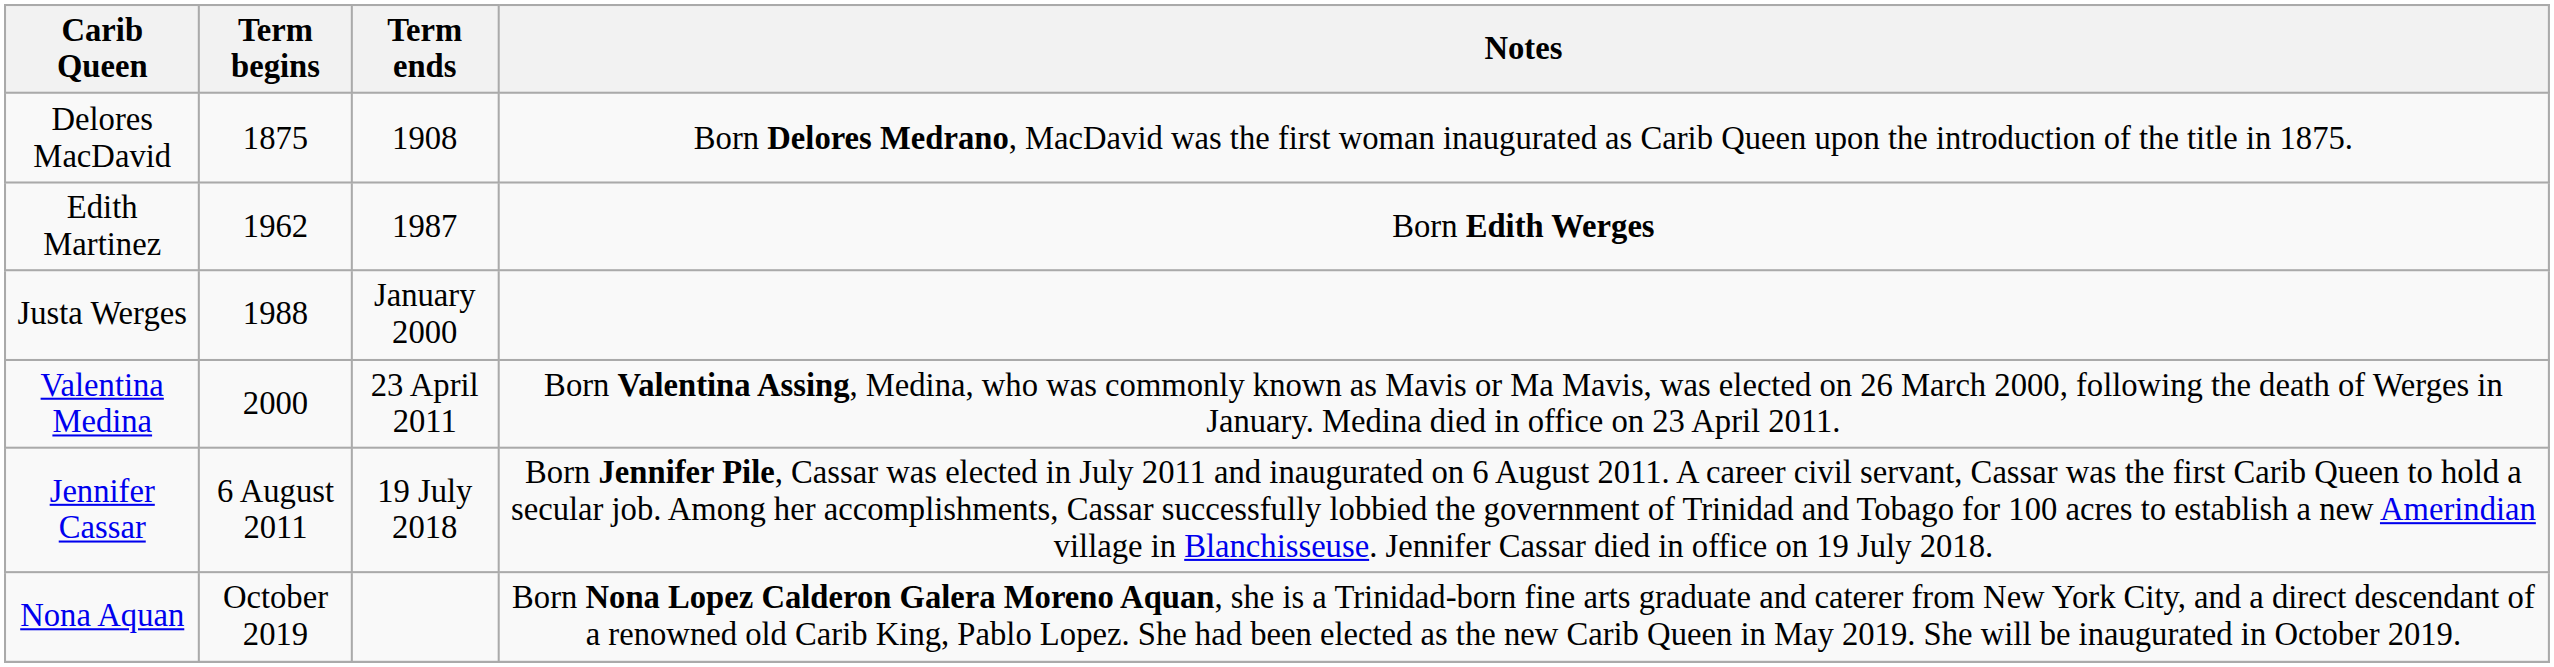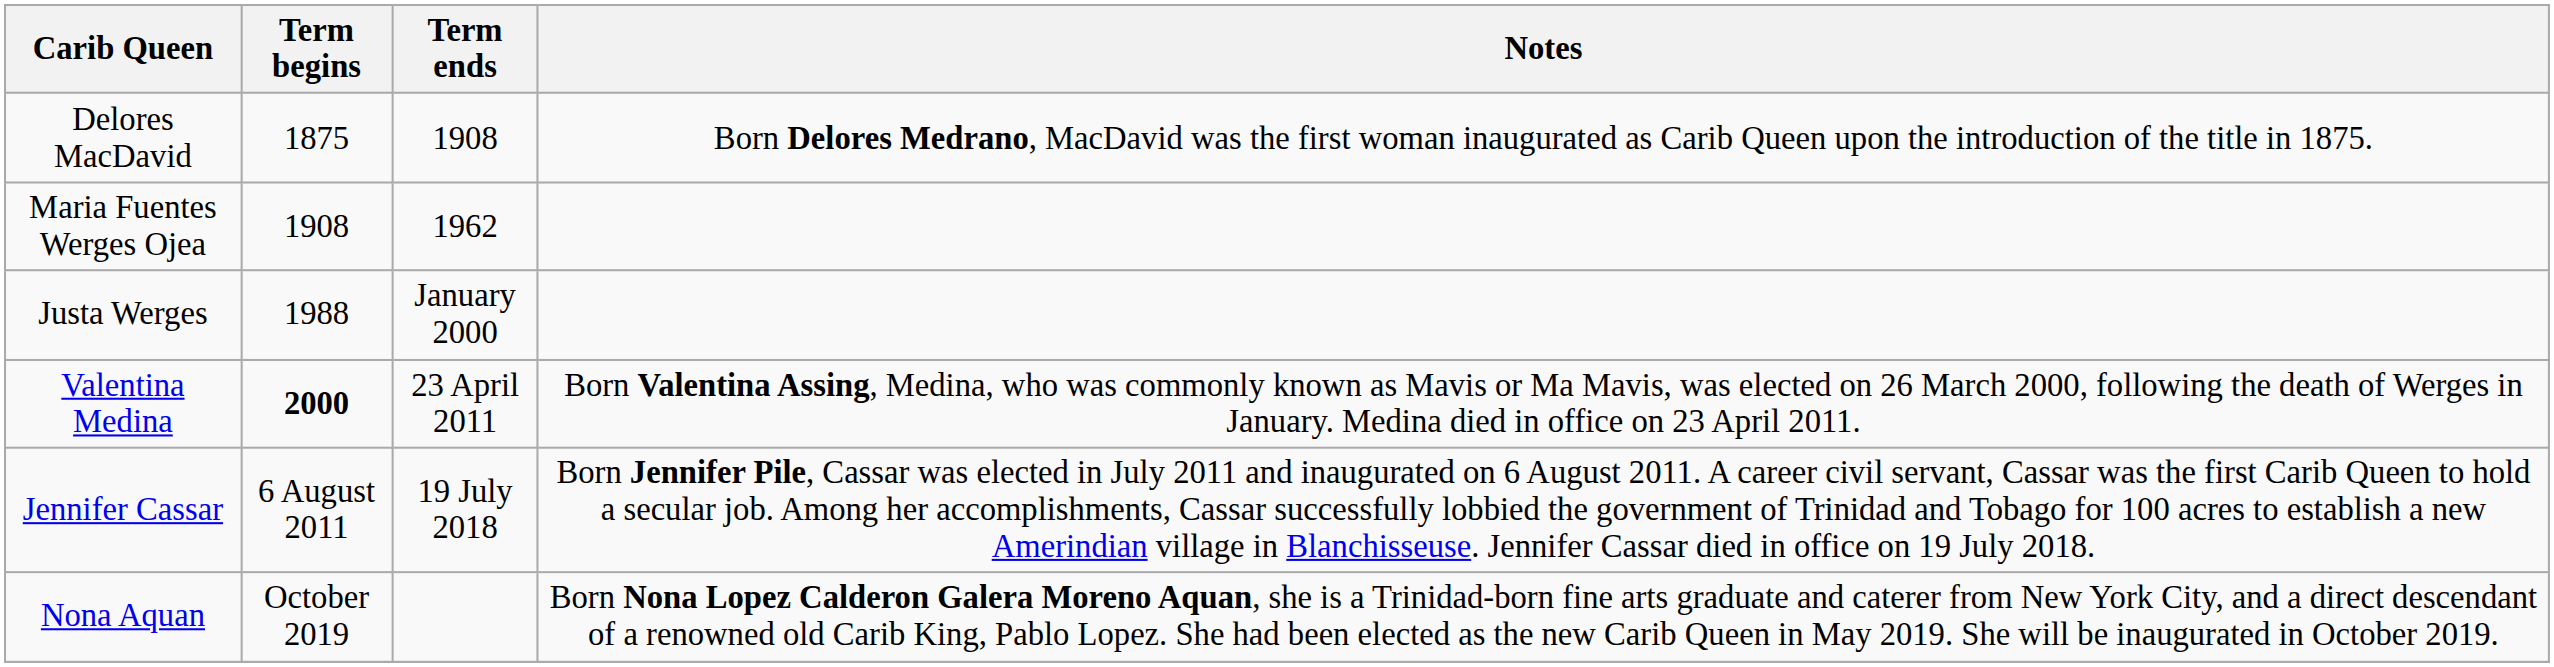+ row: (123, 225)
- row: (102, 225)
(275, 402) normal -> (317, 402) bold
